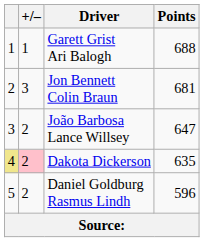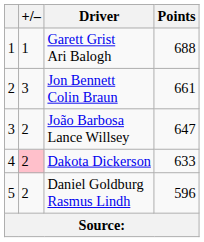(185, 88) 681 -> (185, 88) 661
(11, 161) khaki background -> (11, 161) no background
(185, 161) 635 -> (185, 161) 633
